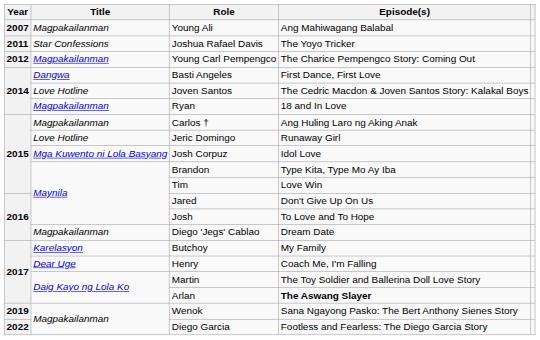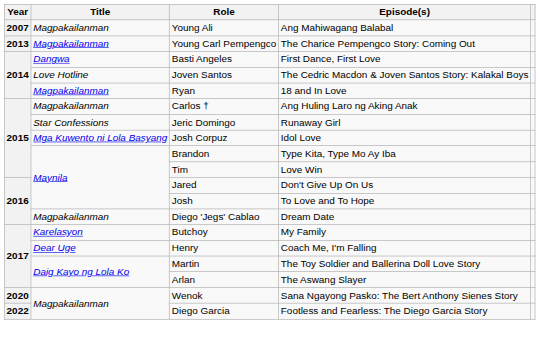- row: (217, 43)
(18, 59) 2012 -> (18, 43) 2013
(61, 138) Love Hotline -> (71, 122) Star Confessions
(326, 295) bold -> (324, 279) normal
(18, 311) 2019 -> (18, 295) 2020
